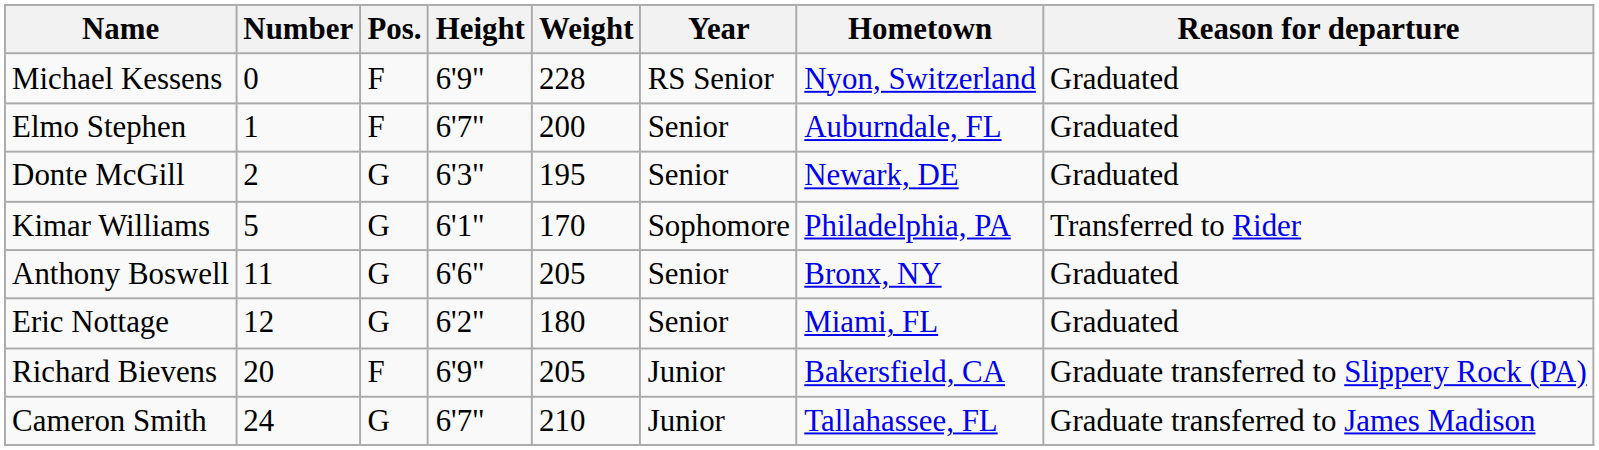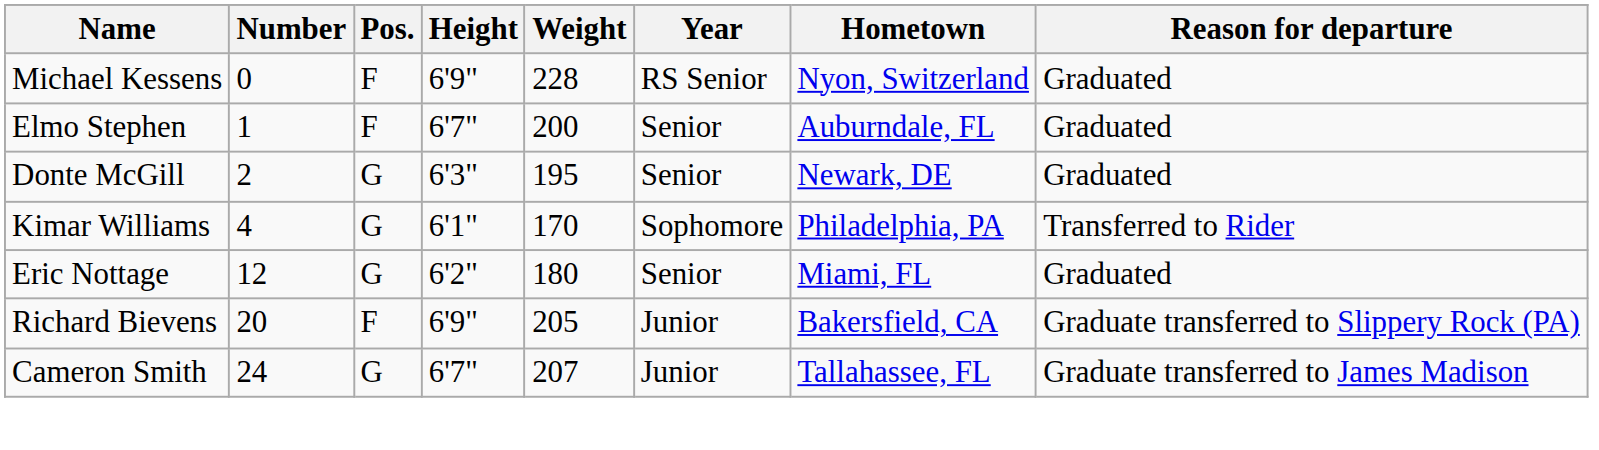(251, 224) 5 -> (244, 224) 4
- row: (121, 273)
(562, 420) 210 -> (555, 371) 207
